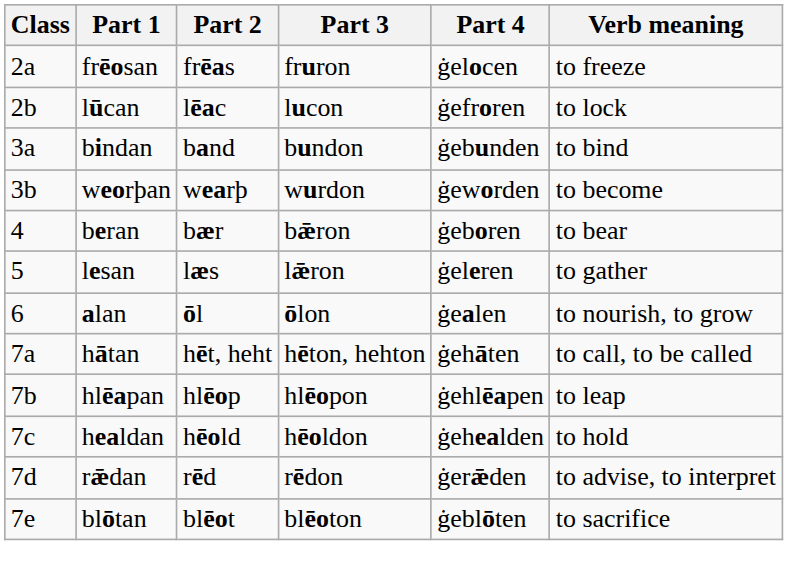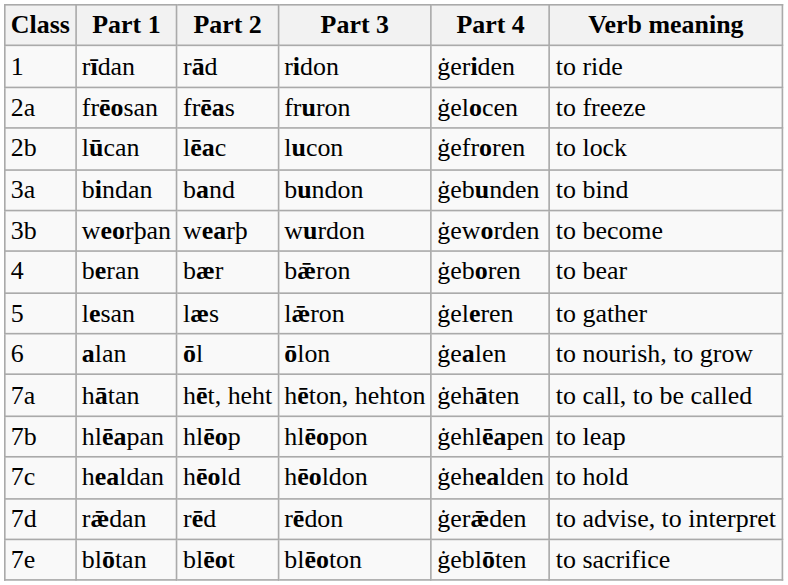+ row: (108, 66)
